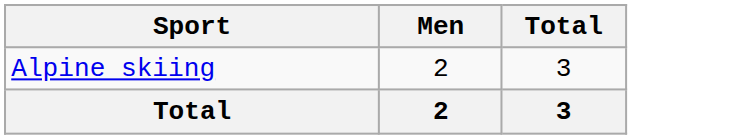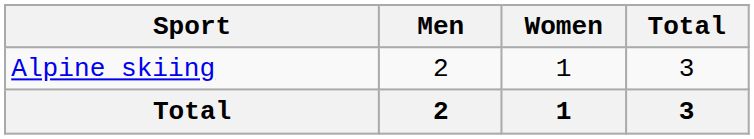+ column: (564, 26)
